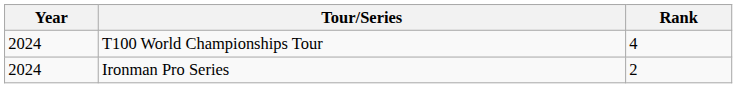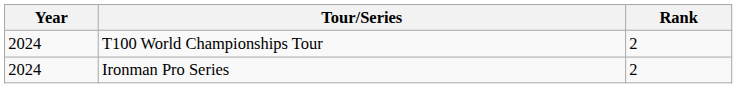(633, 43) 4 -> (633, 43) 2
